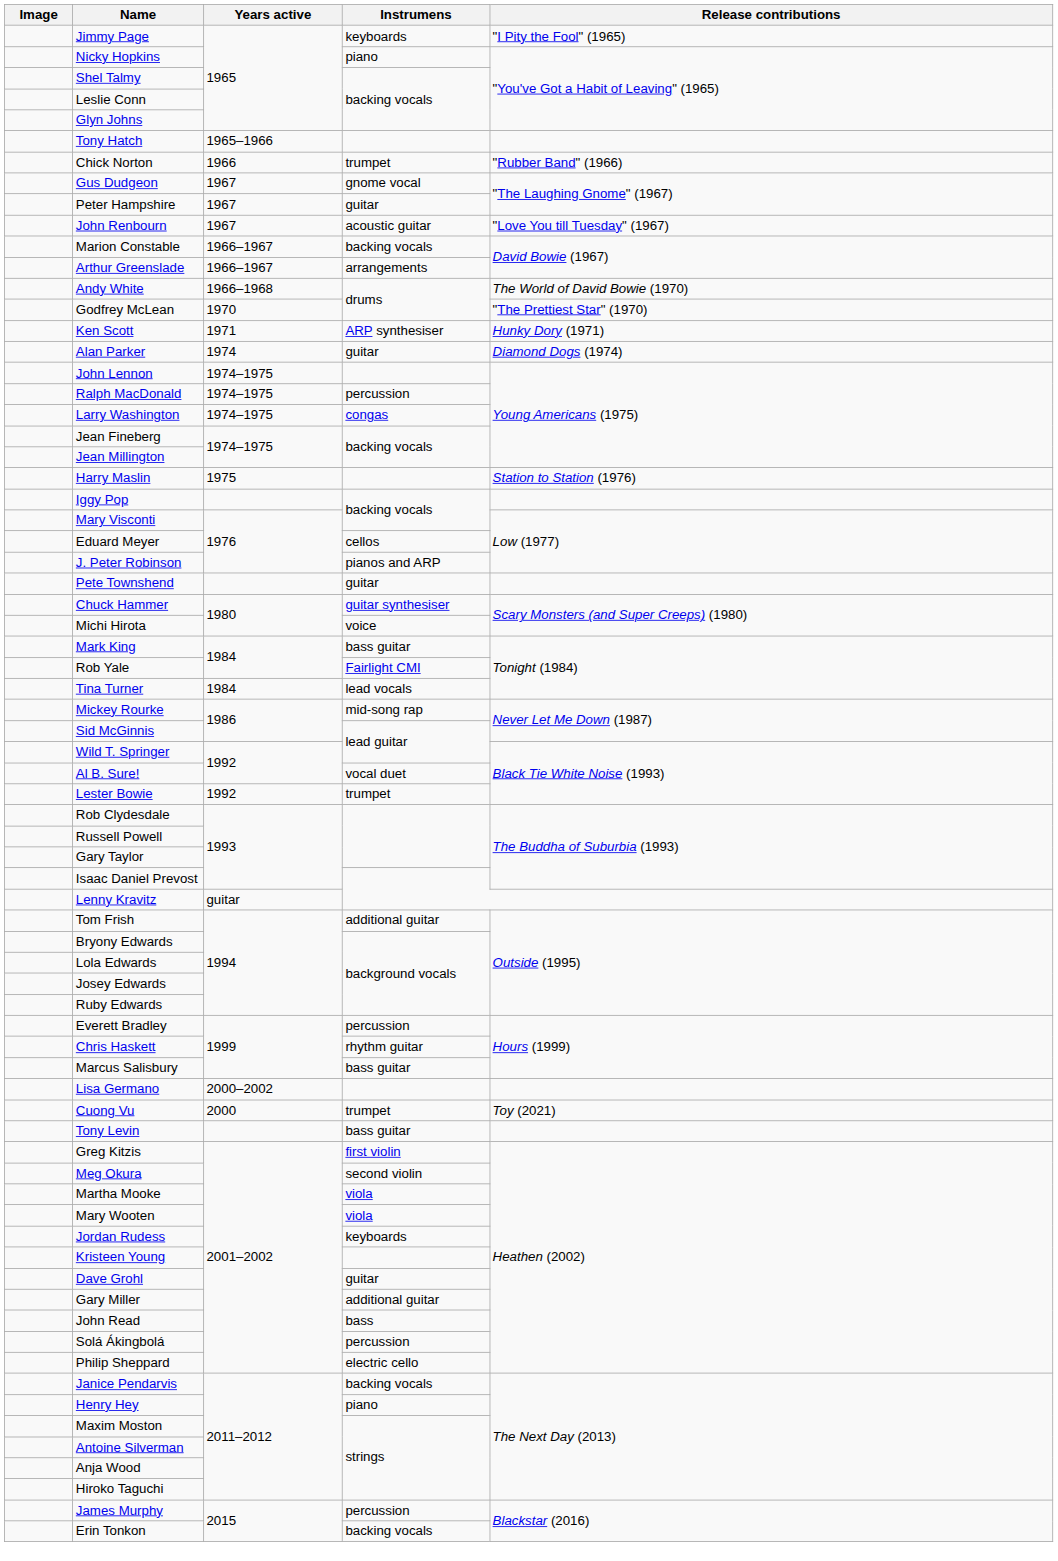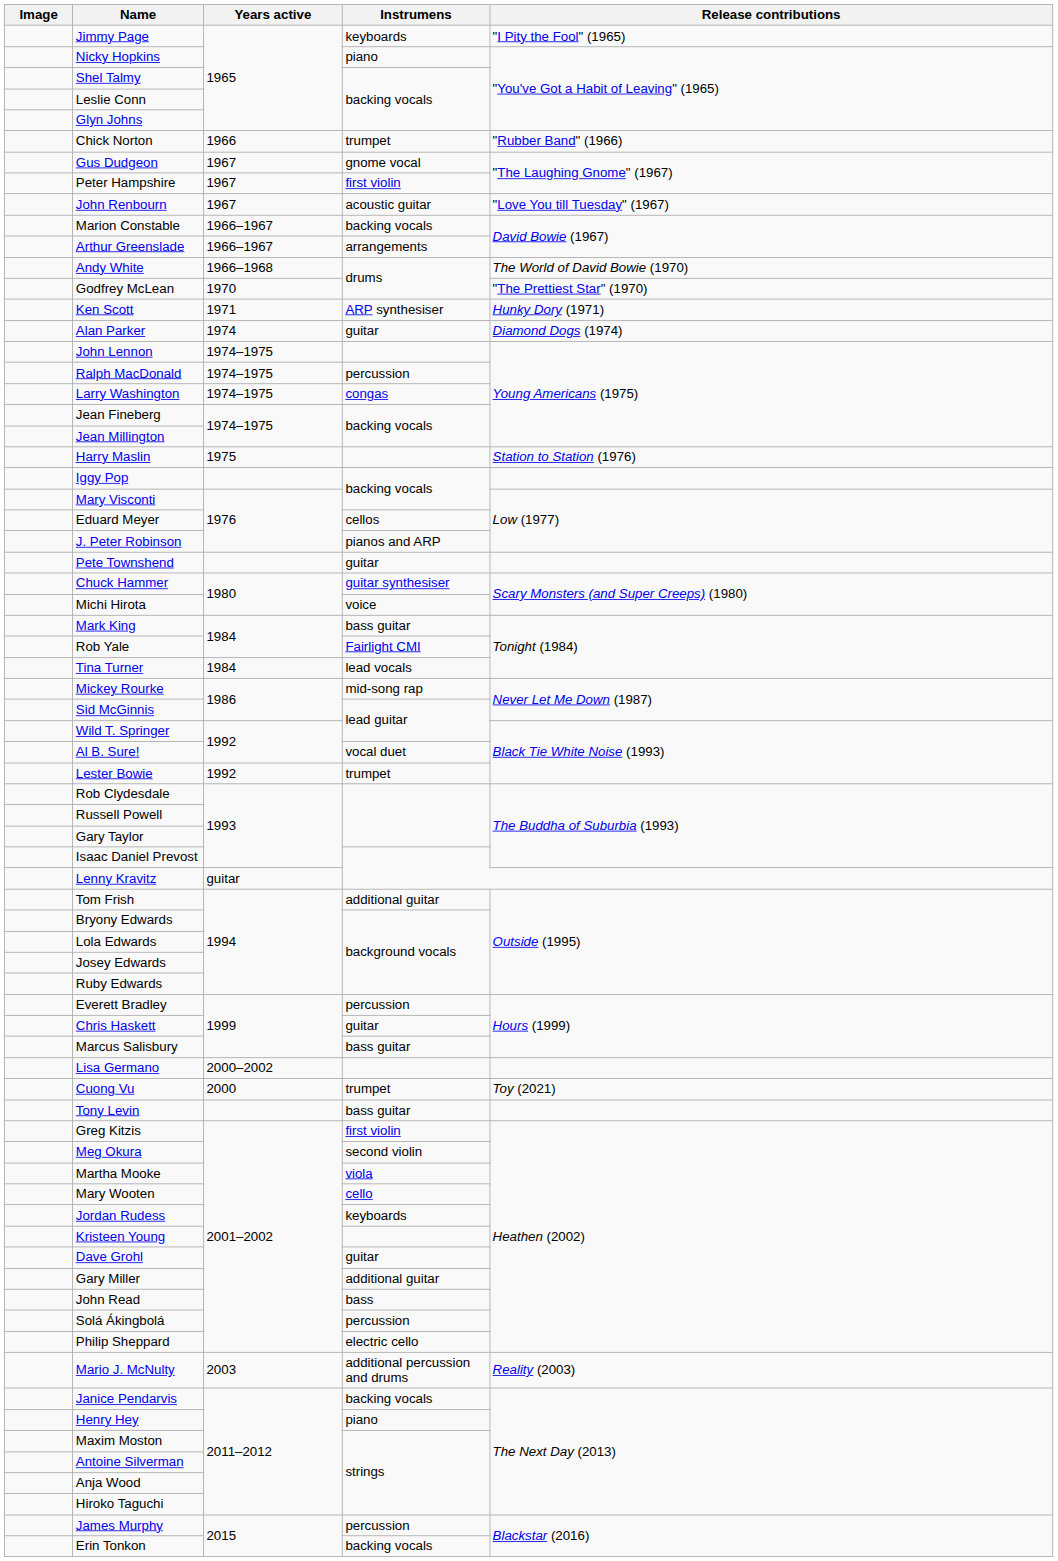- row: (109, 141)
(362, 204) guitar -> (373, 183) first violin
(384, 1047) rhythm guitar -> (362, 1025) guitar
(359, 1215) viola -> (359, 1194) cello
+ row: (125, 1370)
